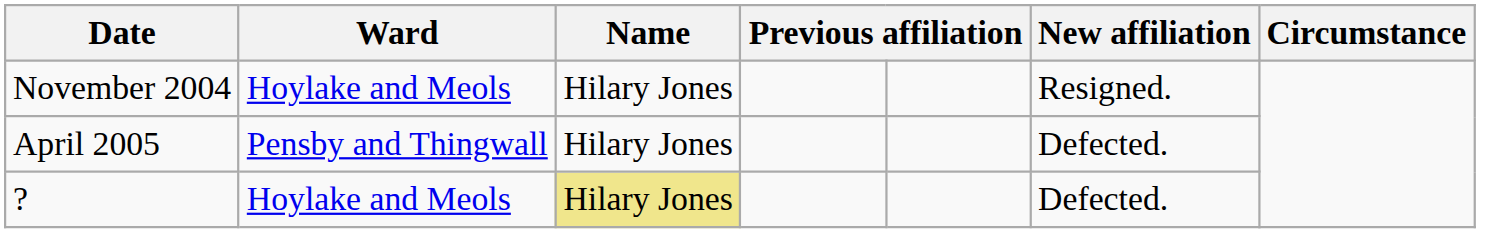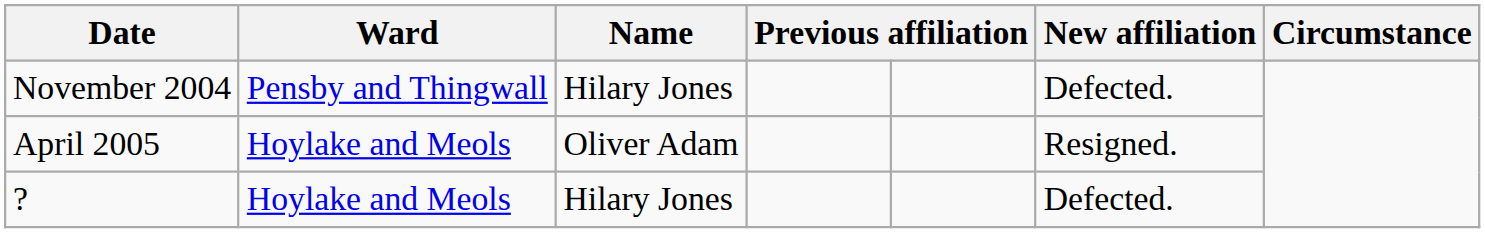(379, 88) Hoylake and Meols -> (397, 88) Pensby and Thingwall
(1105, 88) Resigned. -> (1109, 88) Defected.
(397, 143) Pensby and Thingwall -> (379, 143) Hoylake and Meols
(648, 143) Hilary Jones -> (651, 143) Oliver Adam
(1103, 143) Defected. -> (1111, 143) Resigned.
(648, 199) khaki background -> (648, 199) no background
